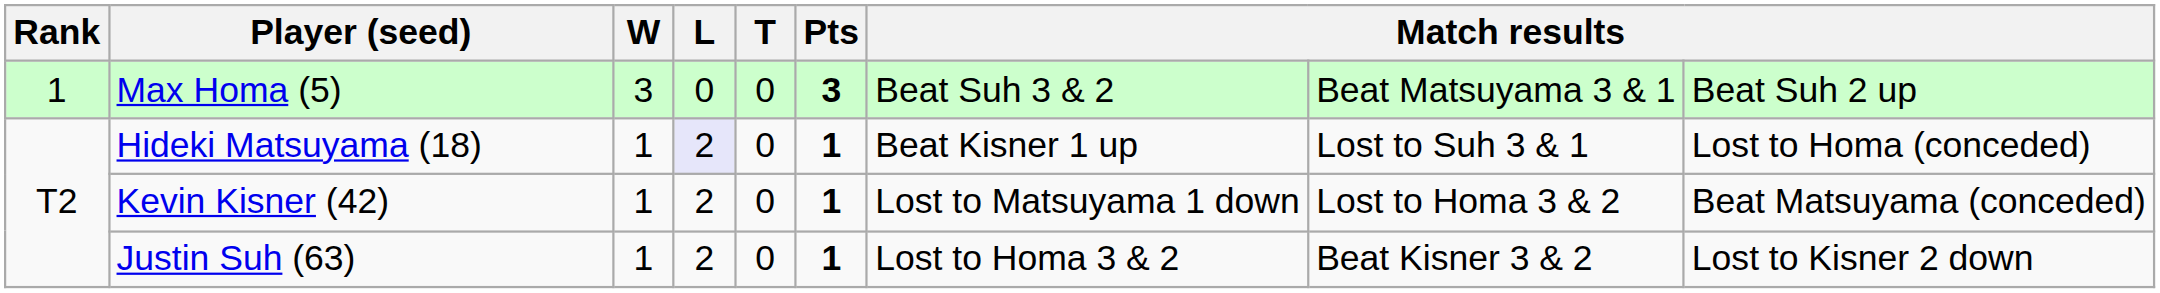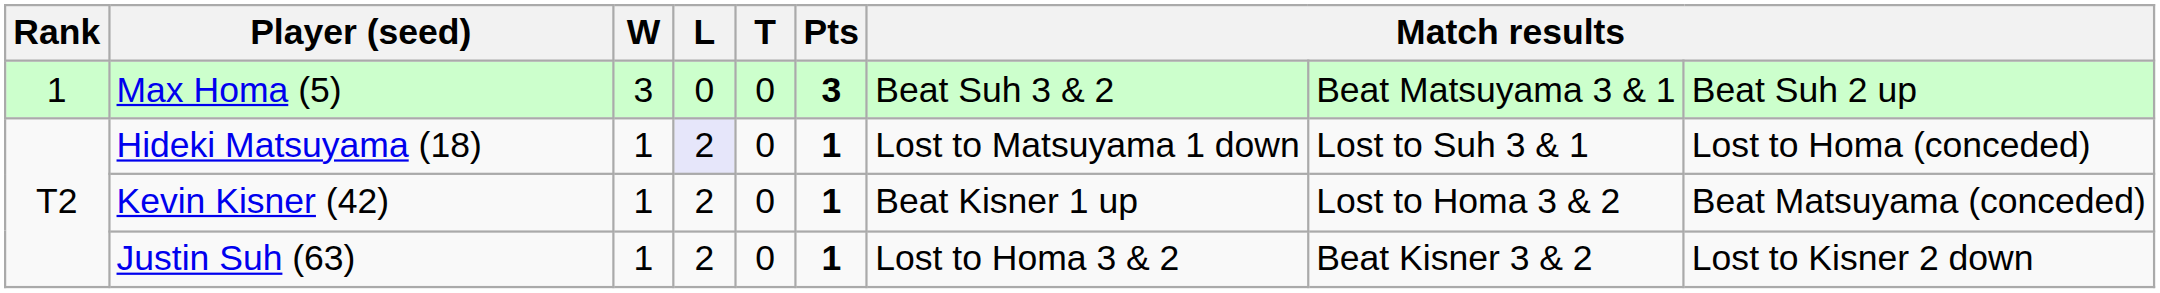(1007, 145) Beat Kisner 1 up -> (1088, 145) Lost to Matsuyama 1 down
(1088, 201) Lost to Matsuyama 1 down -> (1007, 201) Beat Kisner 1 up
